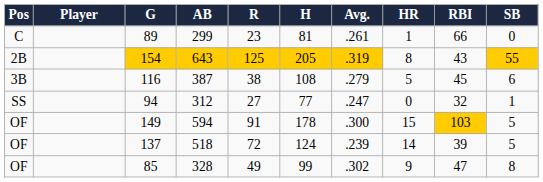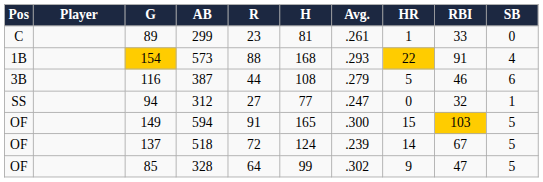(460, 36) 66 -> (460, 36) 33
+ row: (202, 58)
- row: (202, 58)
(254, 79) 38 -> (254, 79) 44
(460, 79) 45 -> (460, 79) 46
(305, 123) 178 -> (305, 123) 165
(460, 144) 39 -> (460, 144) 67
(254, 166) 49 -> (254, 166) 64
(512, 166) 8 -> (512, 166) 5
